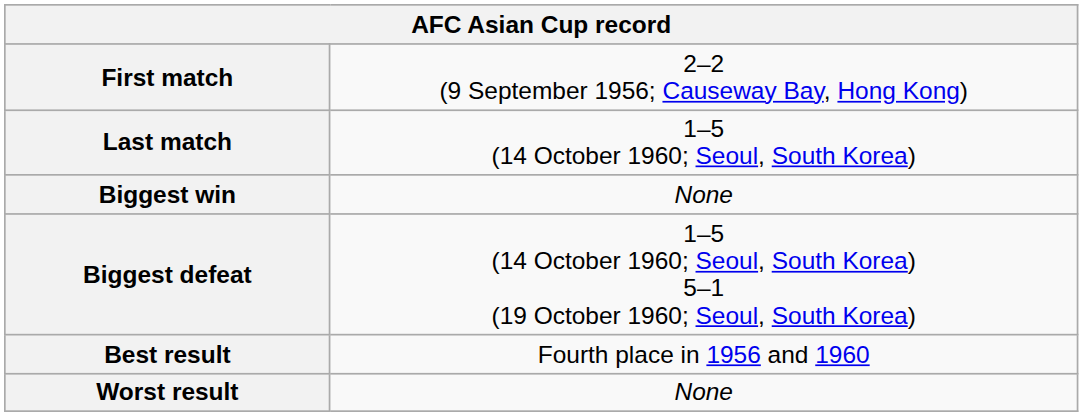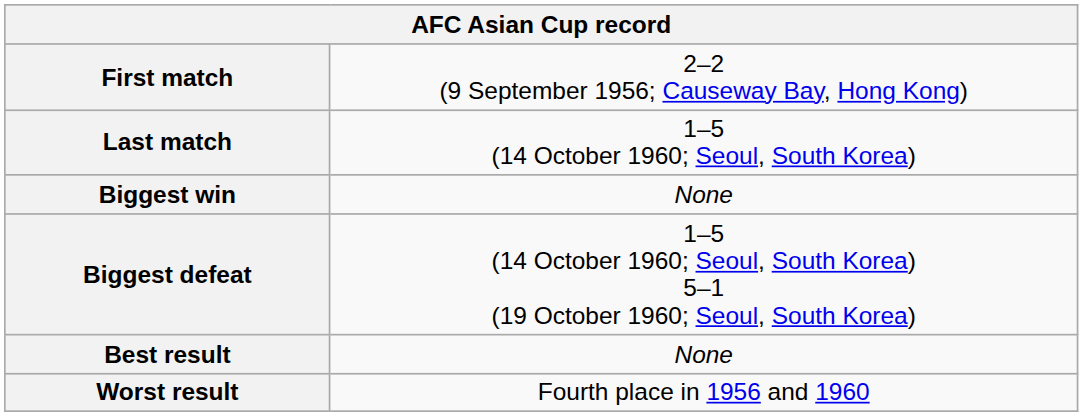(704, 354) Fourth place in 1956 and 1960 -> (704, 354) None
(704, 393) None -> (704, 393) Fourth place in 1956 and 1960
